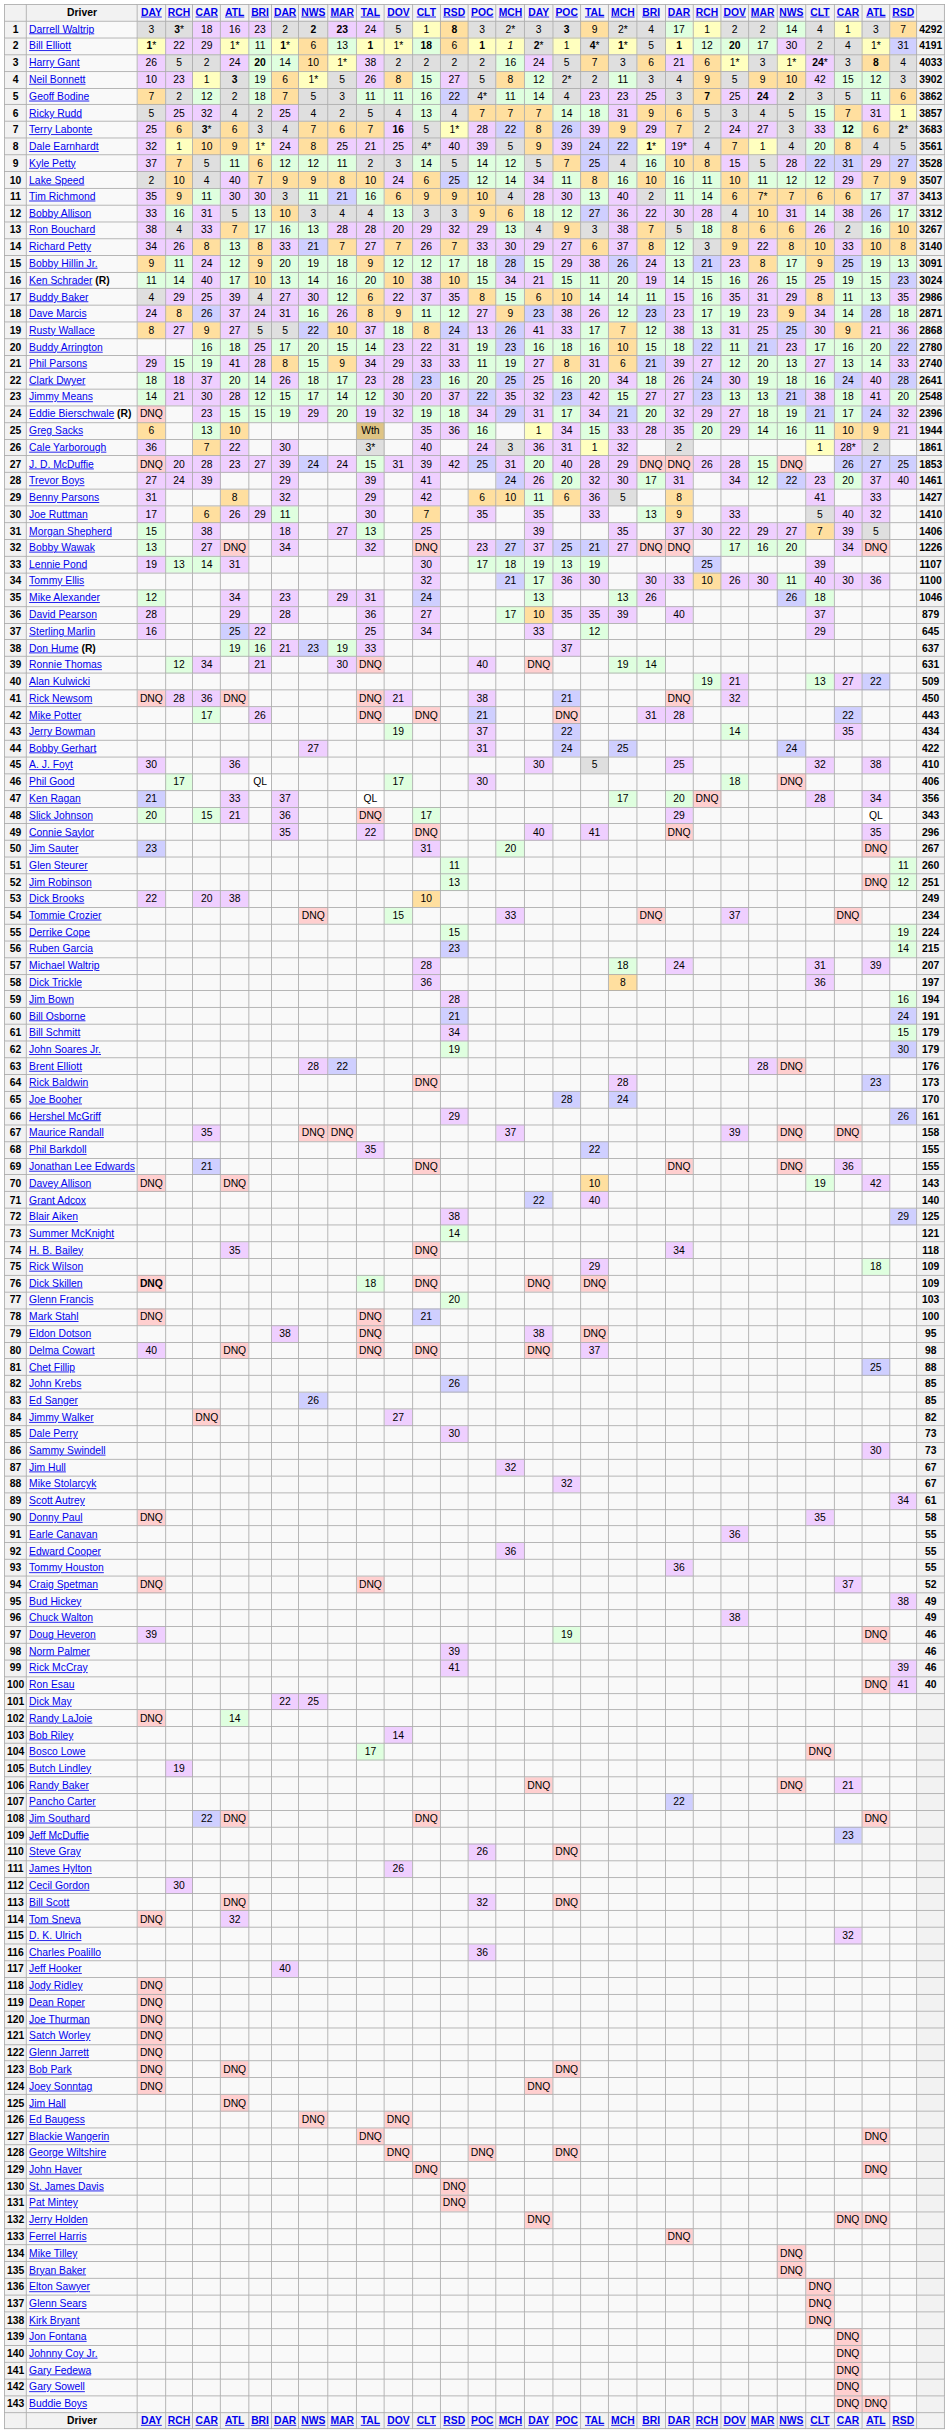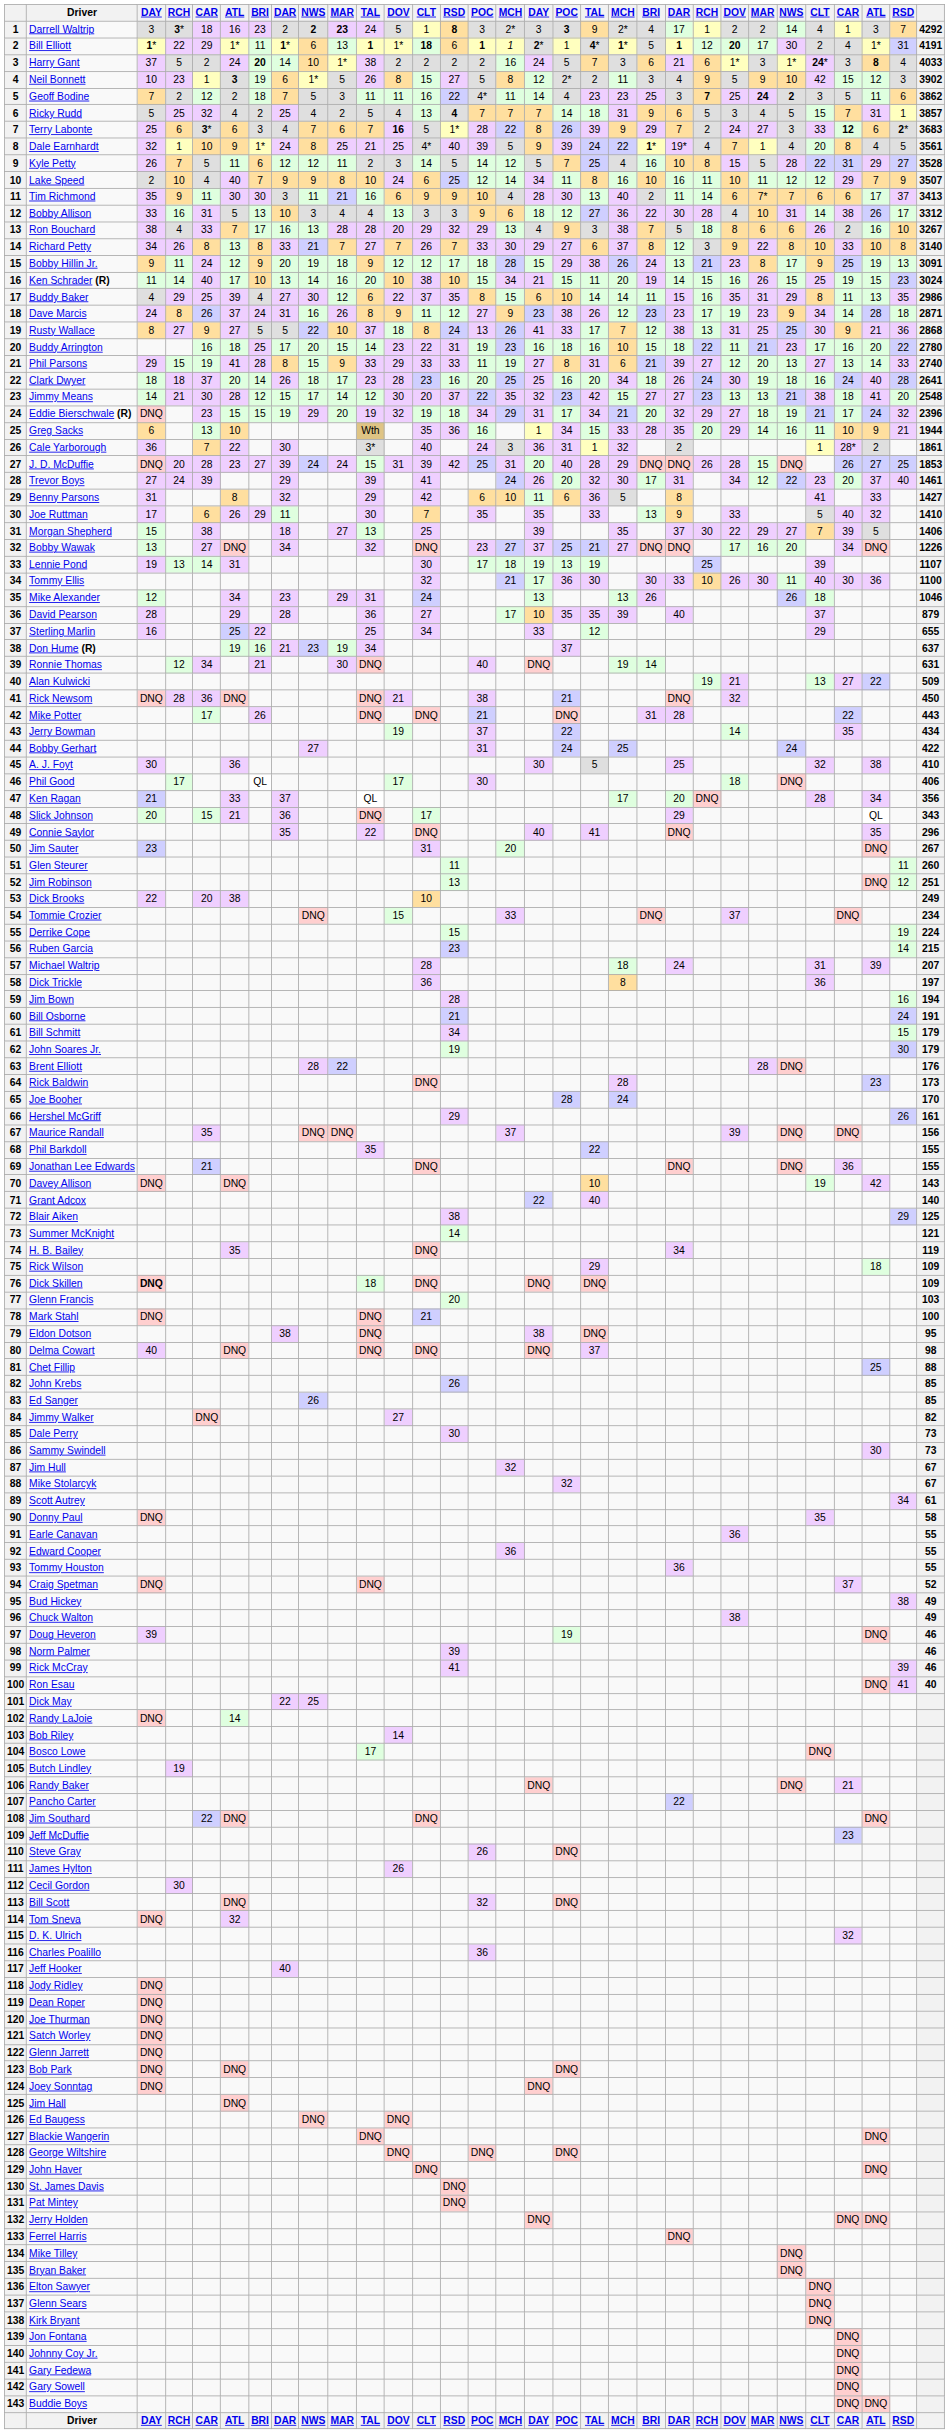(151, 63) 26 -> (151, 63) 37
(454, 113) normal -> (454, 113) bold
(151, 164) 37 -> (151, 164) 26
(370, 364) 34 -> (370, 364) 33
(931, 632) 645 -> (931, 632) 655
(370, 649) 33 -> (370, 649) 34
(931, 1133) 158 -> (931, 1133) 156
(931, 1250) 118 -> (931, 1250) 119
